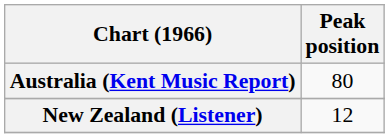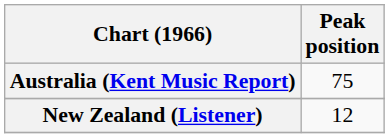(342, 80) 80 -> (342, 80) 75
